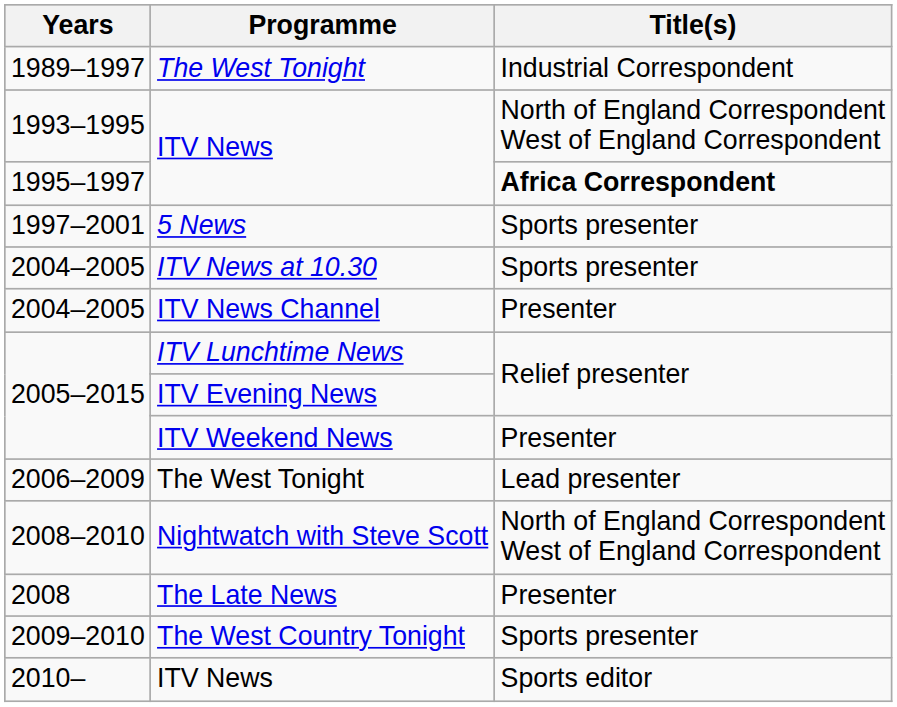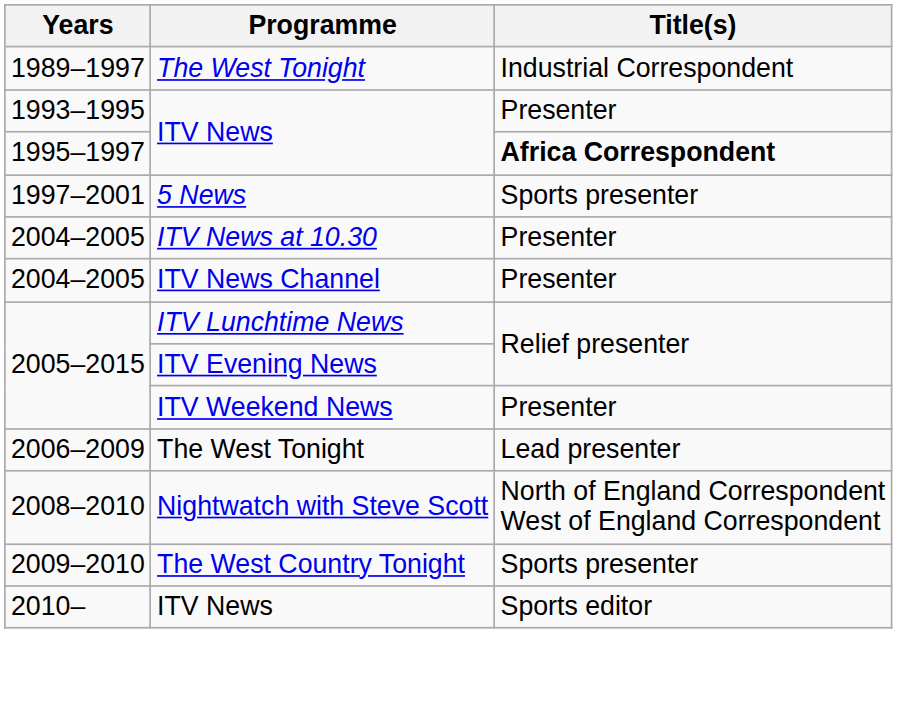(693, 125) North of England Correspondent West of England Correspondent -> (558, 110) Presenter
(599, 267) Sports presenter -> (558, 237) Presenter
- row: (41, 594)
